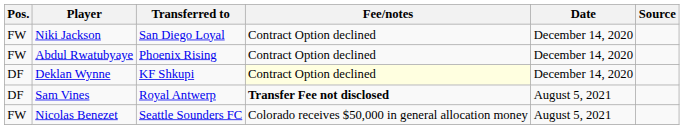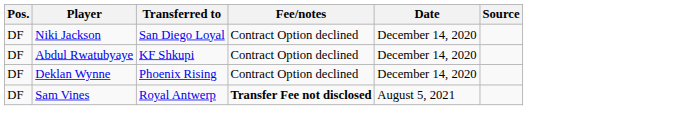(17, 34) FW -> (15, 34) DF
(17, 54) FW -> (15, 54) DF
(178, 54) Phoenix Rising -> (167, 54) KF Shkupi
(167, 74) KF Shkupi -> (178, 74) Phoenix Rising
(312, 74) lightyellow background -> (294, 74) no background
- row: (76, 114)
